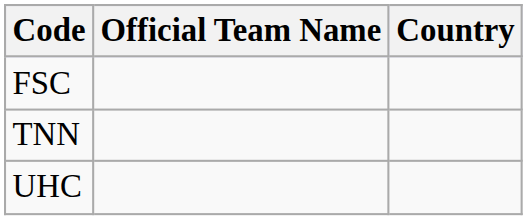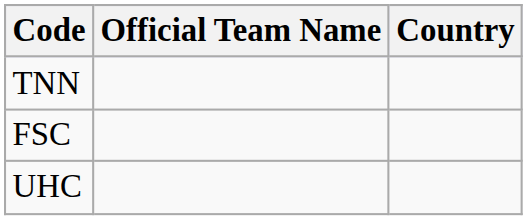rows swapped: (42, 82) <-> (46, 134)
